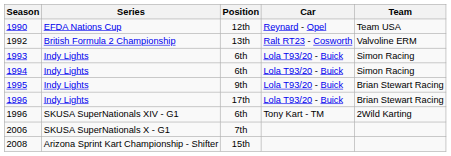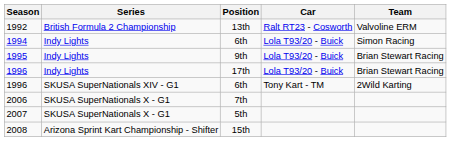- row: (17, 27)
- row: (17, 56)
+ row: (17, 115)
